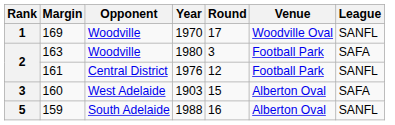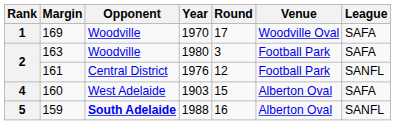(358, 33) SANFL -> (360, 33) SAFA
(22, 91) 3 -> (22, 91) 4
(129, 110) normal -> (132, 110) bold
